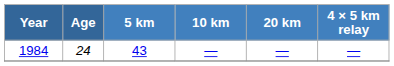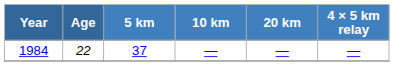(83, 51) 24 -> (83, 51) 22
(139, 51) 43 -> (139, 51) 37
